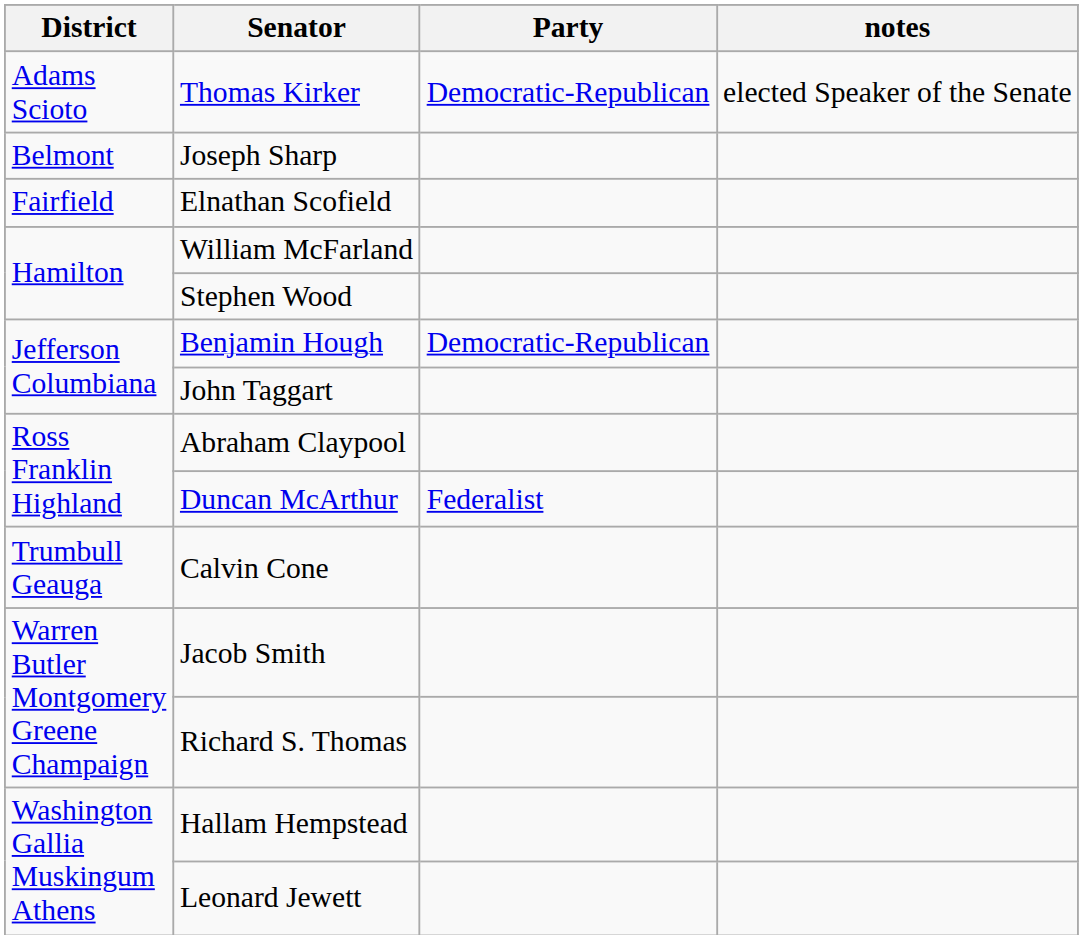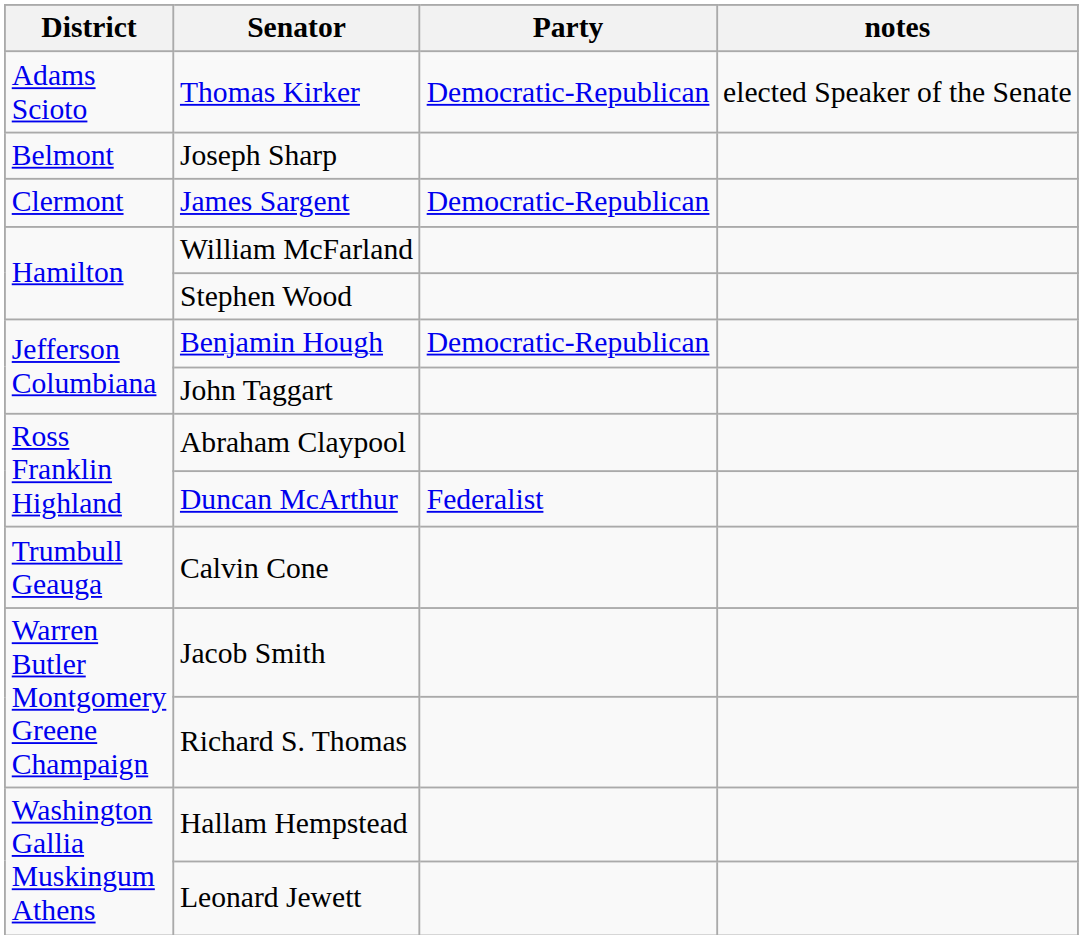+ row: (265, 202)
- row: (286, 202)
